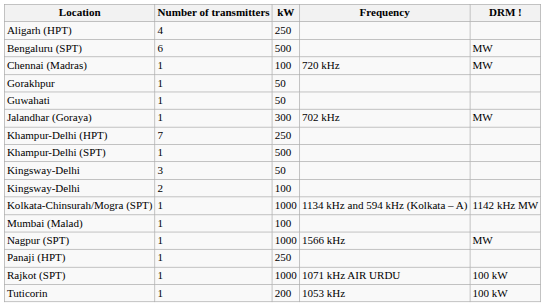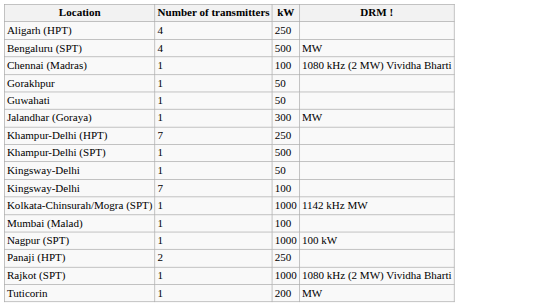- column: (385, 13)
(160, 48) 6 -> (160, 48) 4
(483, 65) MW -> (377, 65) 1080 kHz (2 MW) Vividha Bharti
(160, 170) 3 -> (160, 170) 1
(160, 188) 2 -> (160, 188) 7
(483, 240) MW -> (320, 240) 100 kW
(160, 258) 1 -> (160, 258) 2
(490, 275) 100 kW -> (377, 275) 1080 kHz (2 MW) Vividha Bharti
(490, 293) 100 kW -> (312, 293) MW
